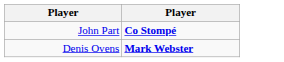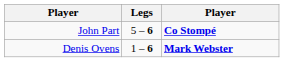+ column: (142, 13)
